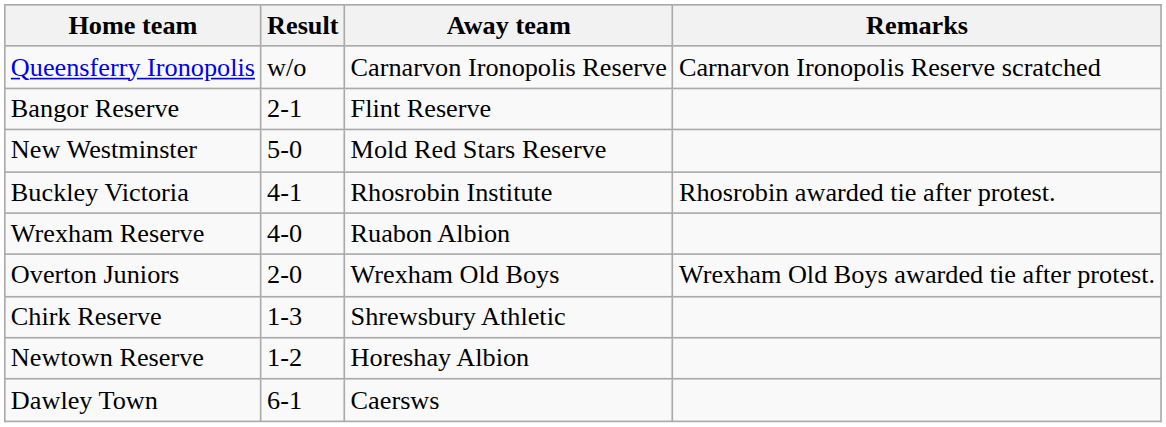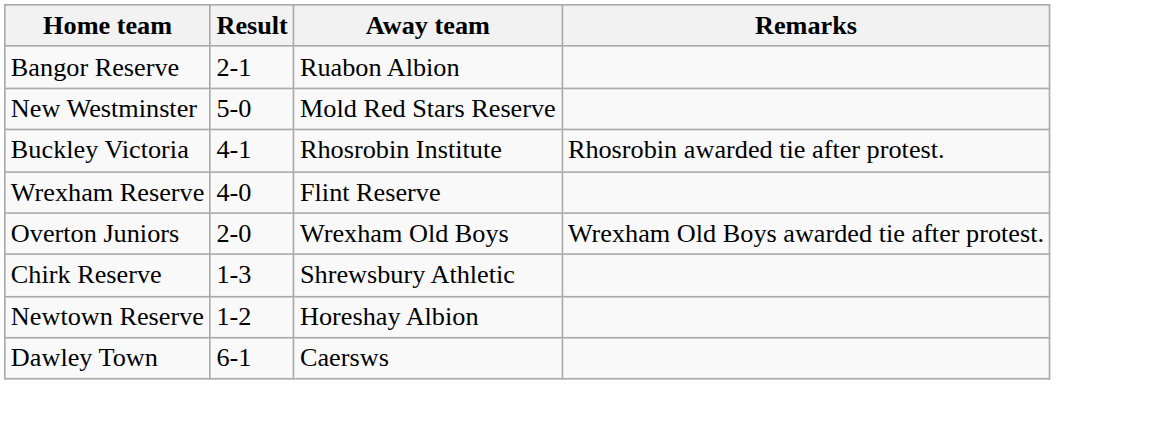- row: (133, 66)
(421, 108) Flint Reserve -> (380, 66) Ruabon Albion
(430, 233) Ruabon Albion -> (370, 191) Flint Reserve
